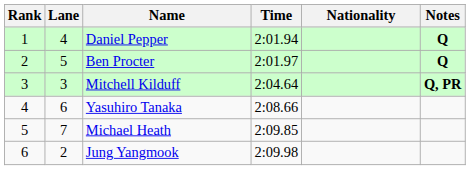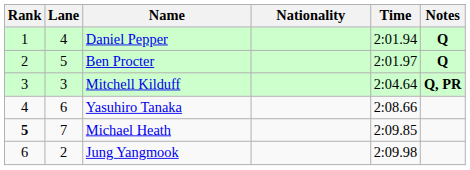columns swapped: (361, 15) <-> (276, 15)
(25, 130) normal -> (25, 130) bold
